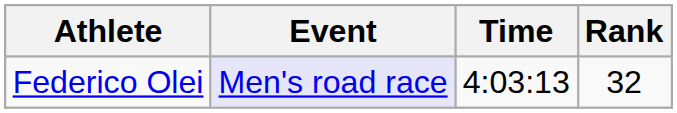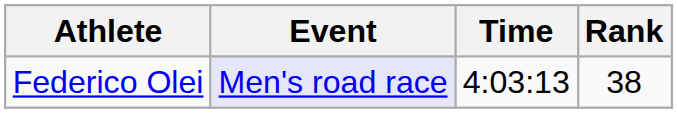(624, 82) 32 -> (624, 82) 38
